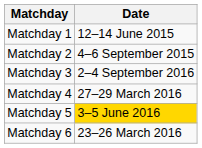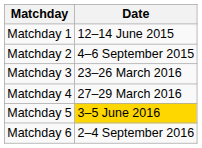(136, 73) 2–4 September 2016 -> (130, 73) 23–26 March 2016
(130, 133) 23–26 March 2016 -> (136, 133) 2–4 September 2016
